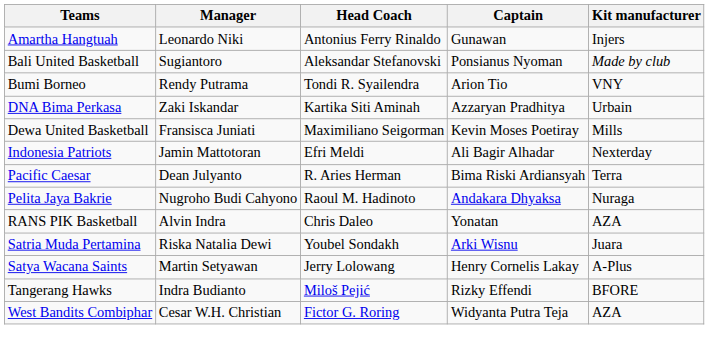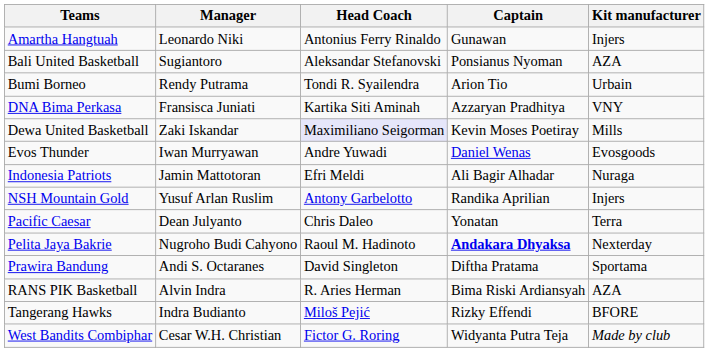(631, 61) Made by club -> (607, 61) AZA
(608, 84) VNY -> (612, 84) Urbain
(199, 107) Zaki Iskandar -> (207, 107) Fransisca Juniati
(612, 107) Urbain -> (608, 107) VNY
(207, 130) Fransisca Juniati -> (199, 130) Zaki Iskandar
(374, 130) no background -> (374, 130) lavender background
+ row: (48, 152)
(622, 152) Nexterday -> (613, 175) Nuraga
+ row: (68, 198)
(352, 175) R. Aries Herman -> (338, 221) Chris Daleo
(518, 175) Bima Riski Ardiansyah -> (475, 221) Yonatan
(506, 198) normal -> (511, 244) bold
(613, 198) Nuraga -> (622, 244) Nexterday
+ row: (58, 267)
(338, 221) Chris Daleo -> (352, 289) R. Aries Herman
(475, 221) Yonatan -> (518, 289) Bima Riski Ardiansyah
- row: (74, 244)
- row: (67, 267)
(607, 312) AZA -> (631, 335) Made by club
